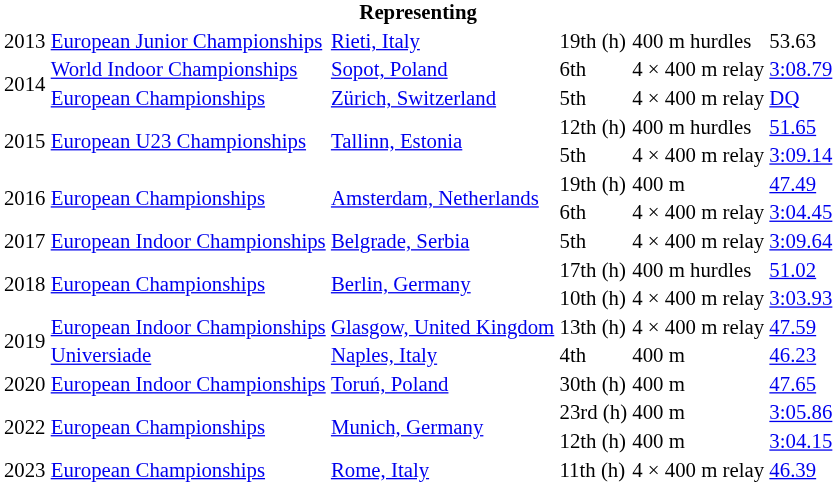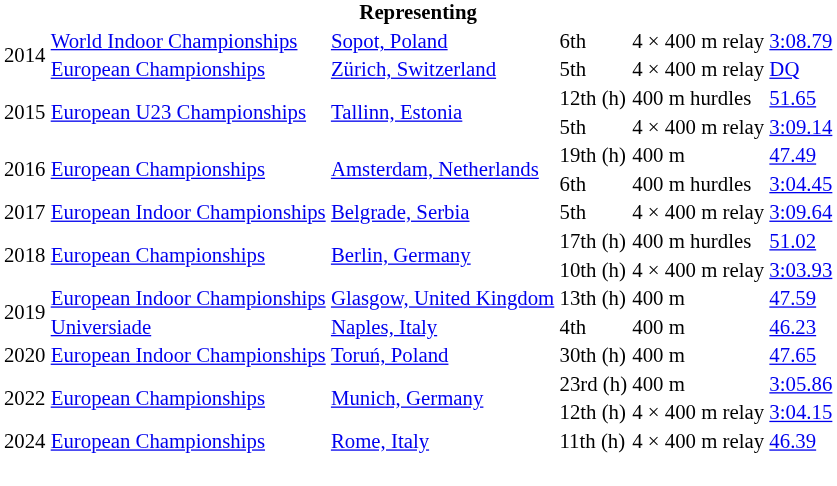- row: (375, 41)
(698, 212) 4 × 400 m relay -> (692, 184) 400 m hurdles
(698, 327) 4 × 400 m relay -> (659, 298) 400 m
(659, 441) 400 m -> (698, 412) 4 × 400 m relay
(25, 470) 2023 -> (25, 441) 2024
